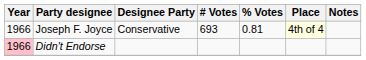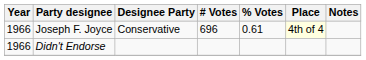(209, 30) 693 -> (209, 30) 696
(253, 30) 0.81 -> (253, 30) 0.61
(19, 47) pink background -> (19, 47) no background
